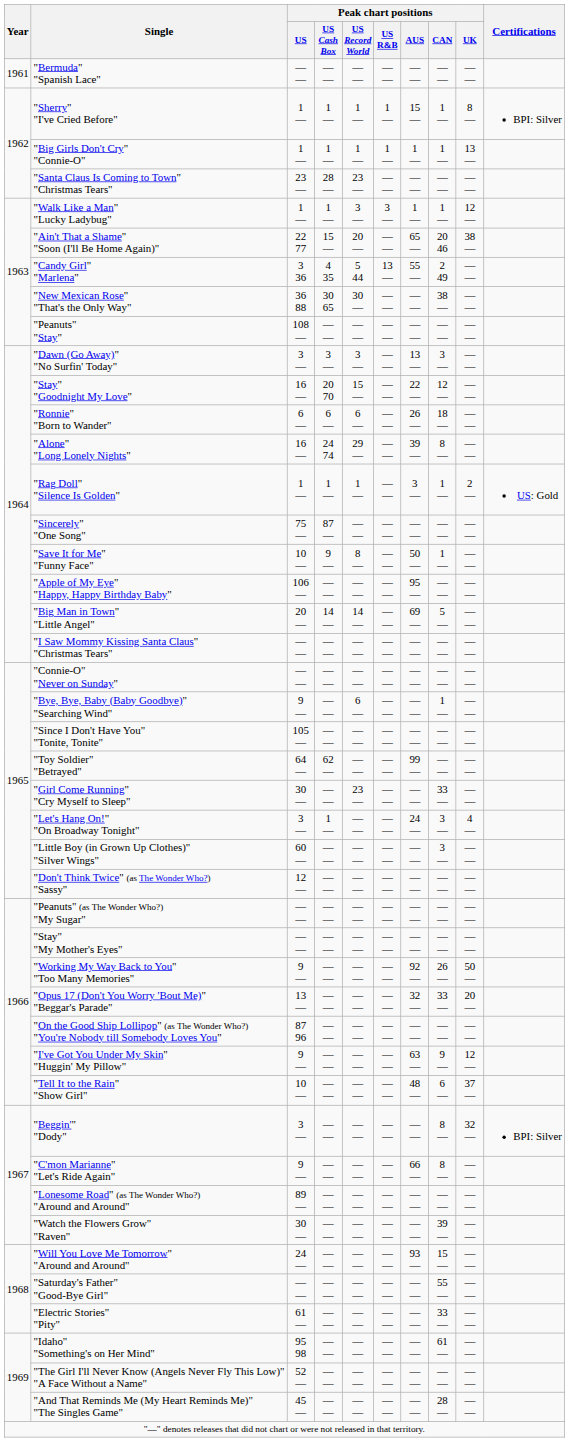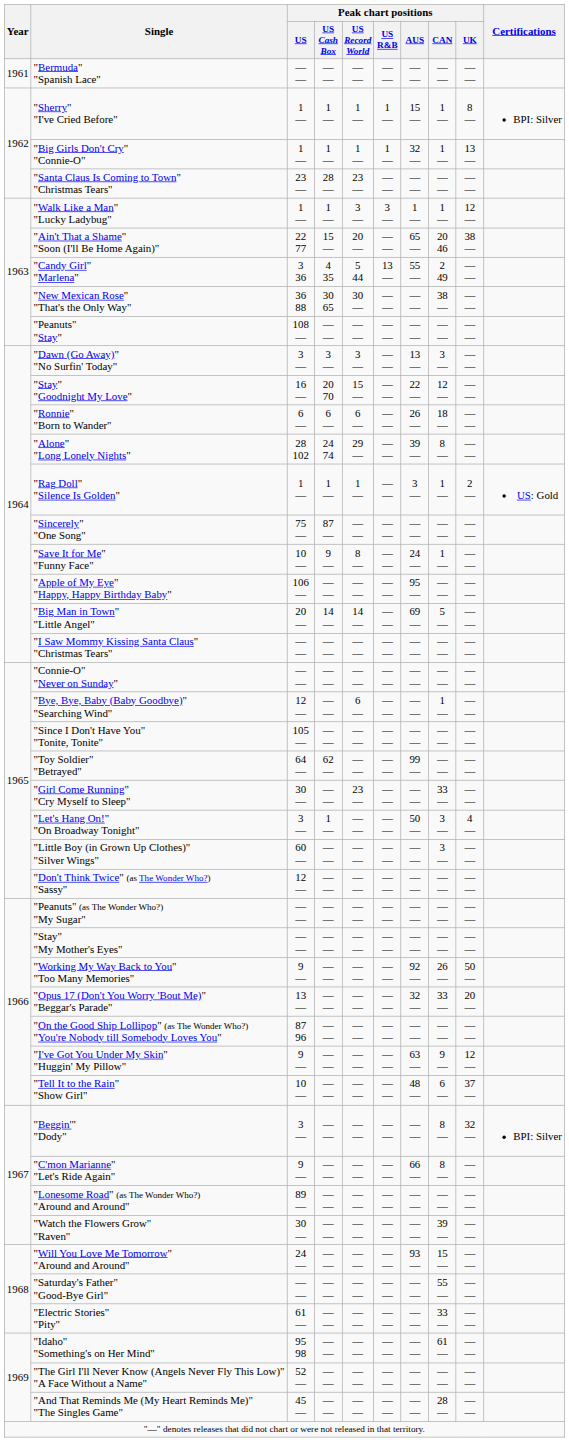(415, 154) 1 — -> (415, 154) 32 —
(301, 449) 16 — -> (301, 449) 28 102
(415, 559) 50 — -> (415, 559) 24 —
(301, 706) 9 — -> (301, 706) 12 —
(415, 824) 24 — -> (415, 824) 50 —
